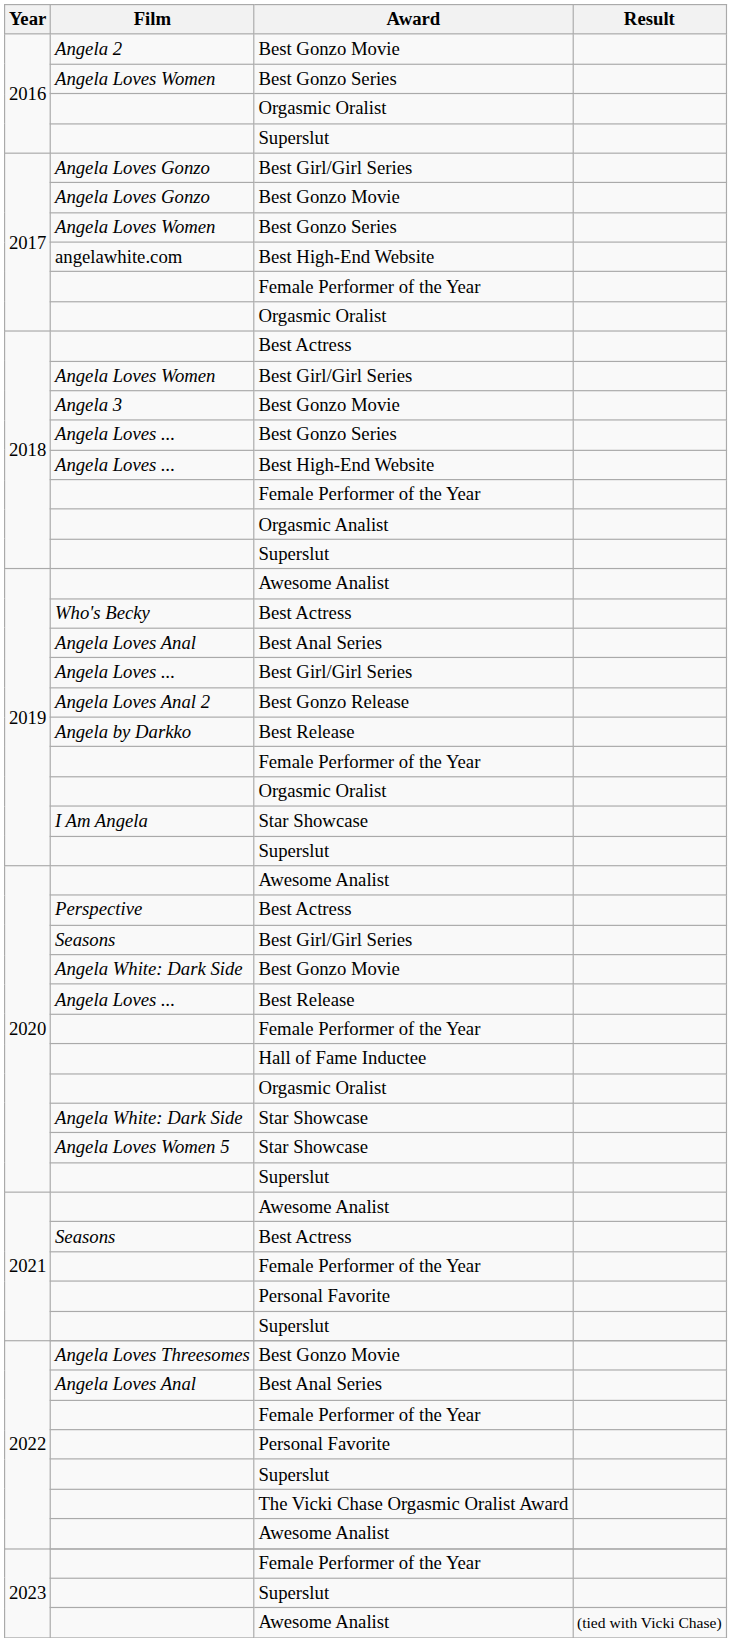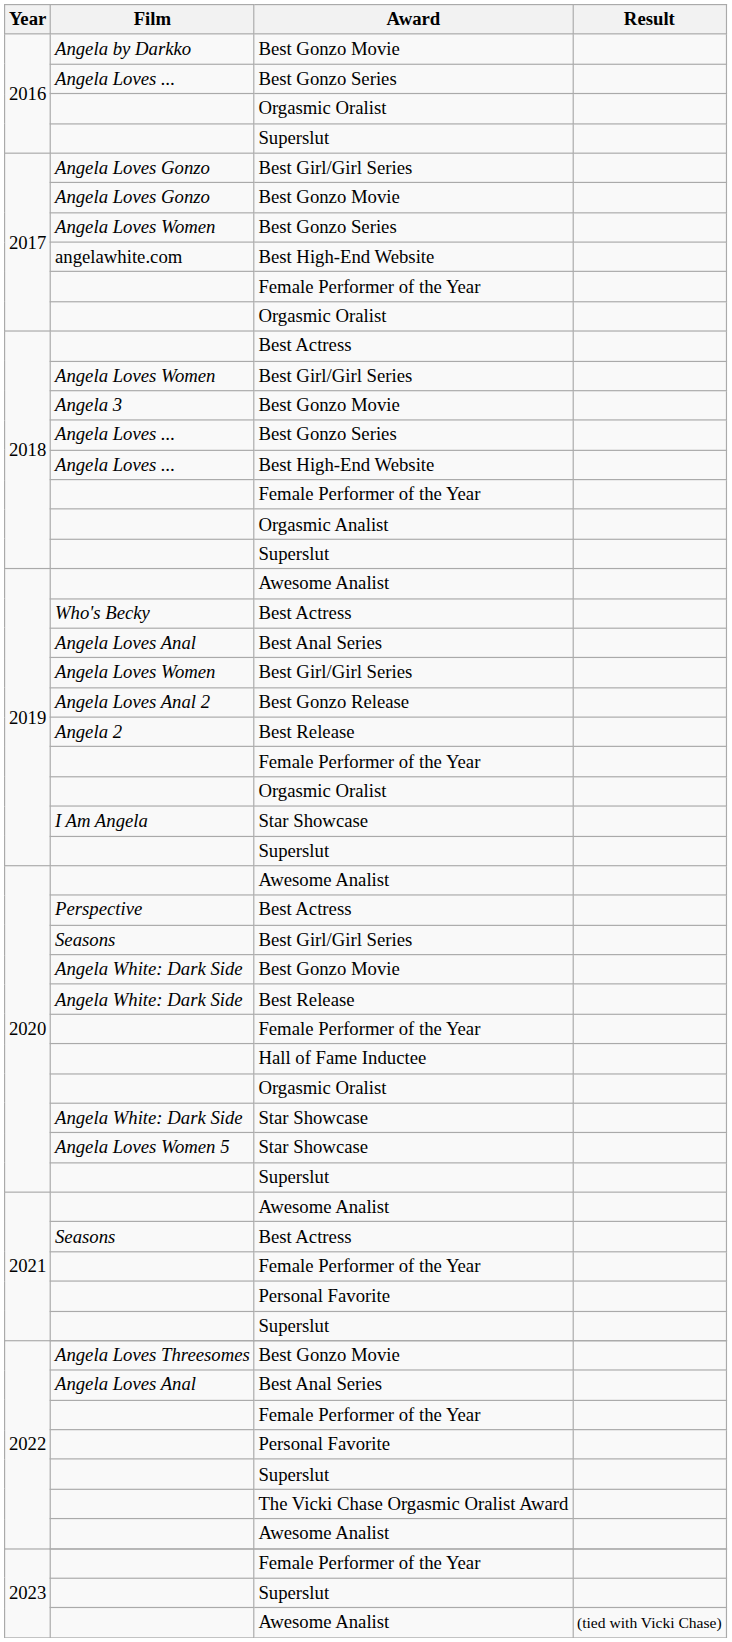(89, 49) Angela 2 -> (123, 49) Angela by Darkko
(135, 78) Angela Loves Women -> (115, 78) Angela Loves ...
(115, 672) Angela Loves ... -> (135, 672) Angela Loves Women
(123, 731) Angela by Darkko -> (89, 731) Angela 2
(115, 999) Angela Loves ... -> (149, 999) Angela White: Dark Side
